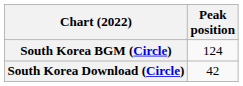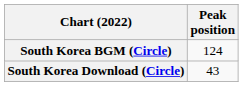(213, 71) 42 -> (213, 71) 43
